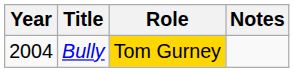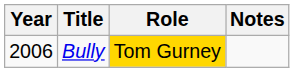(31, 51) 2004 -> (31, 51) 2006
